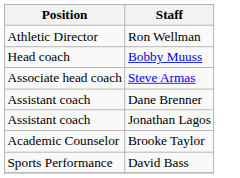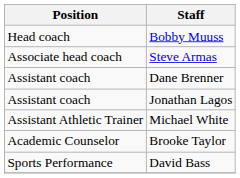- row: (164, 36)
+ row: (189, 120)
